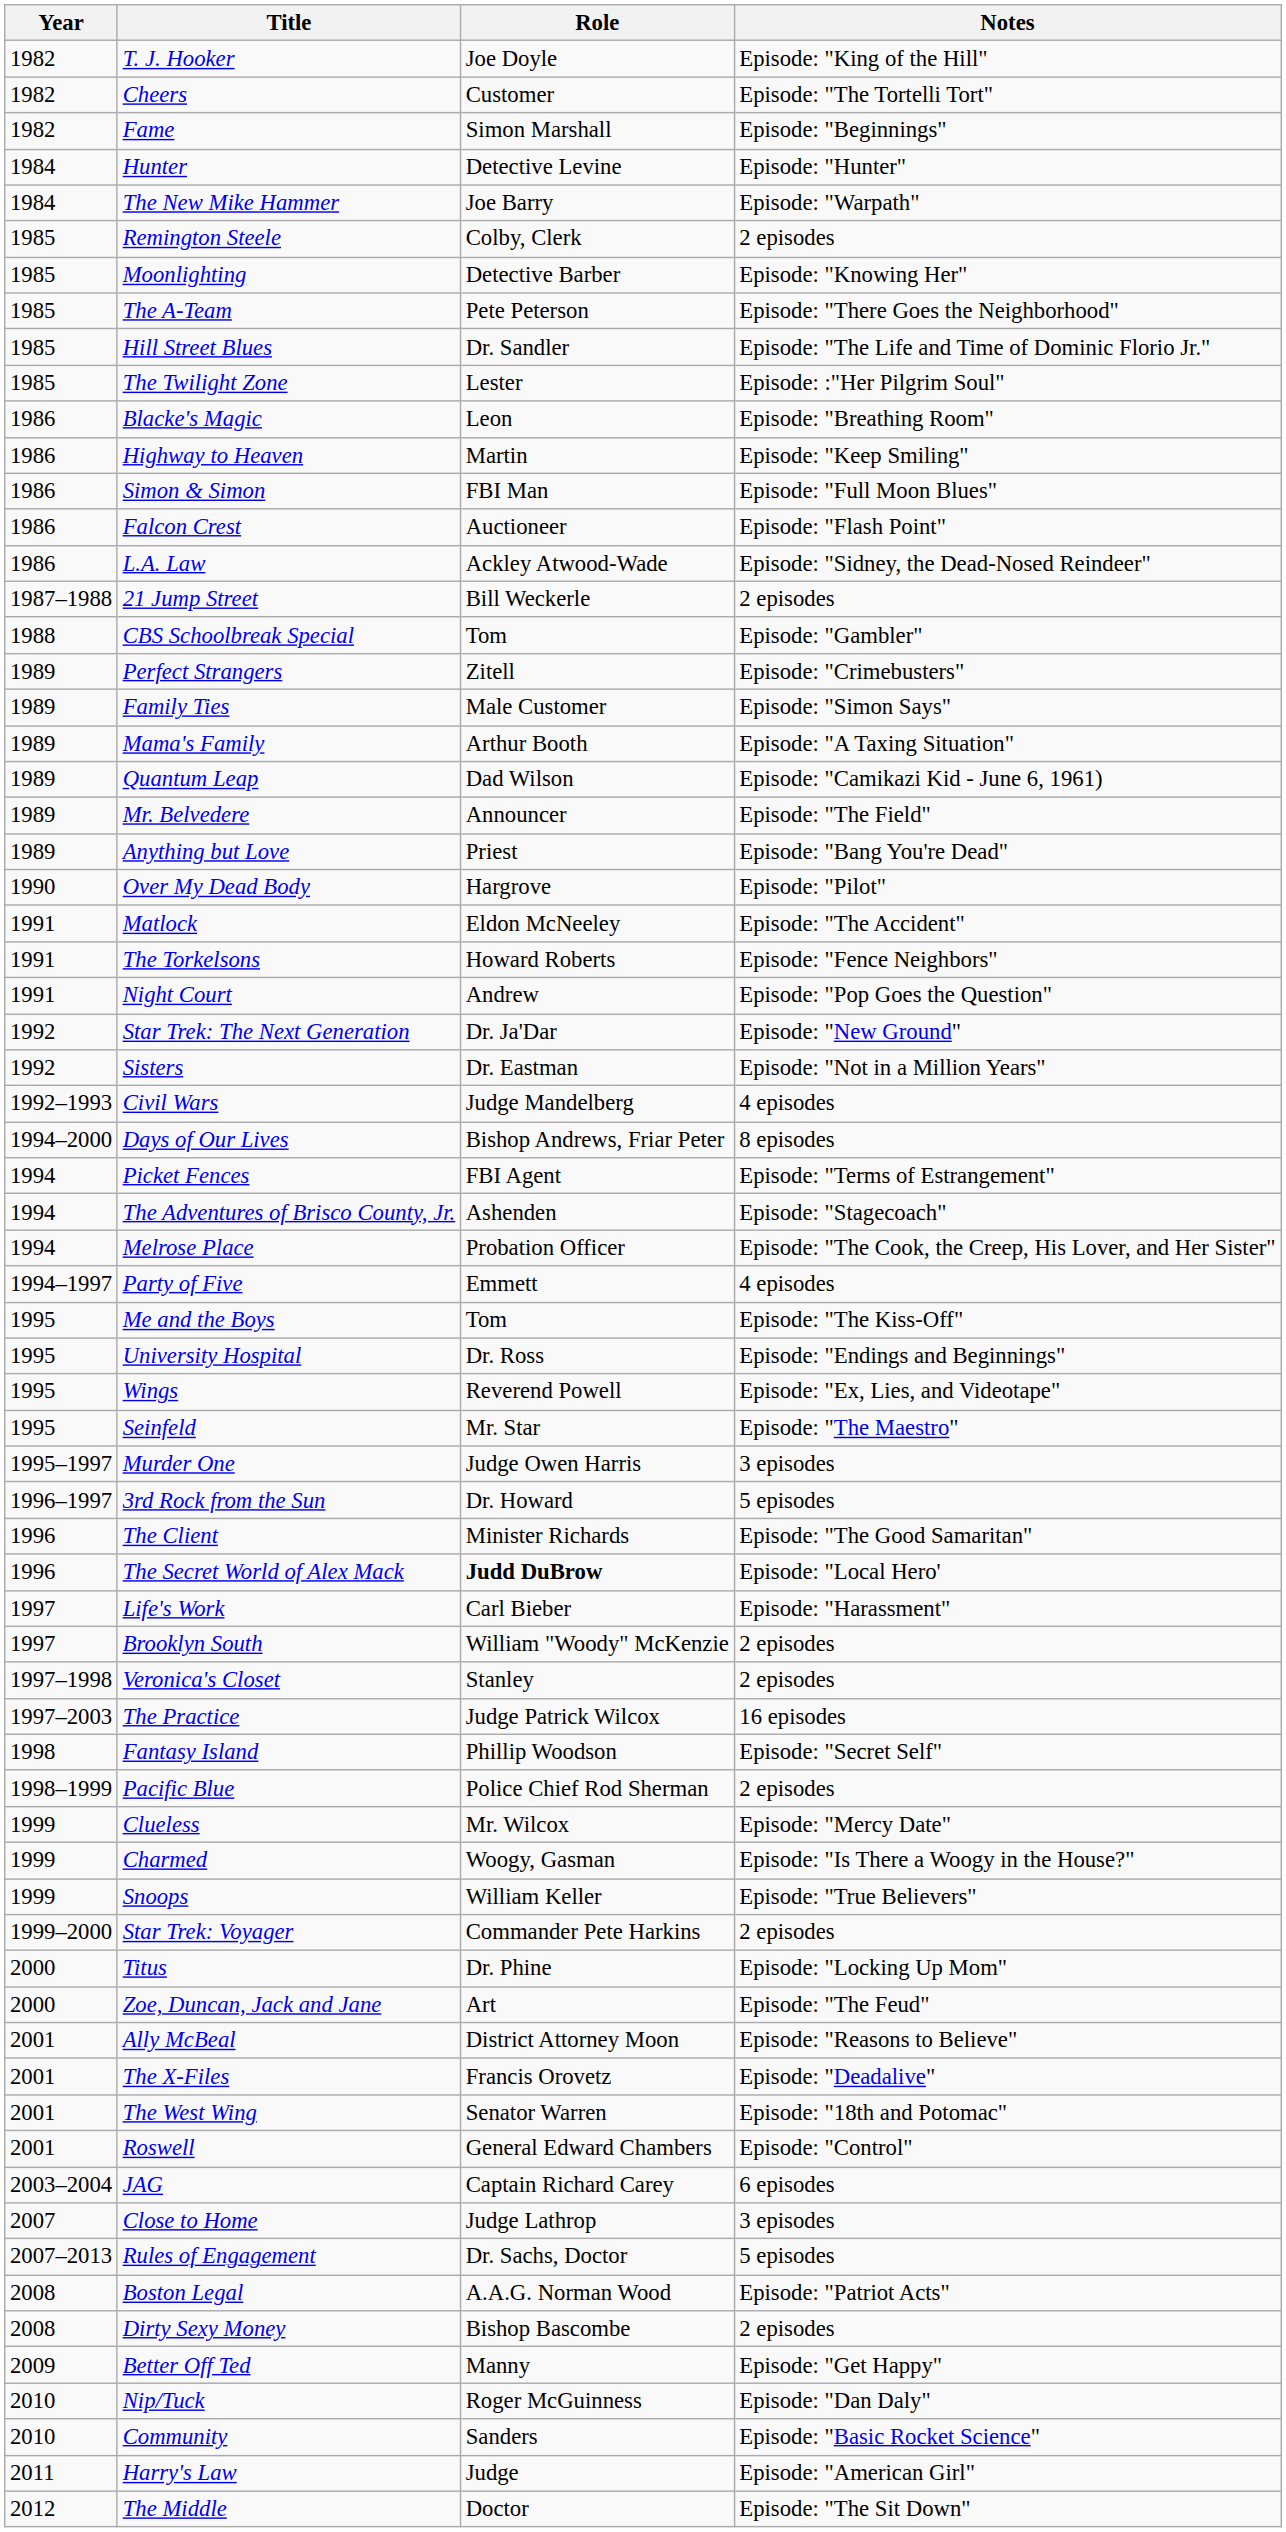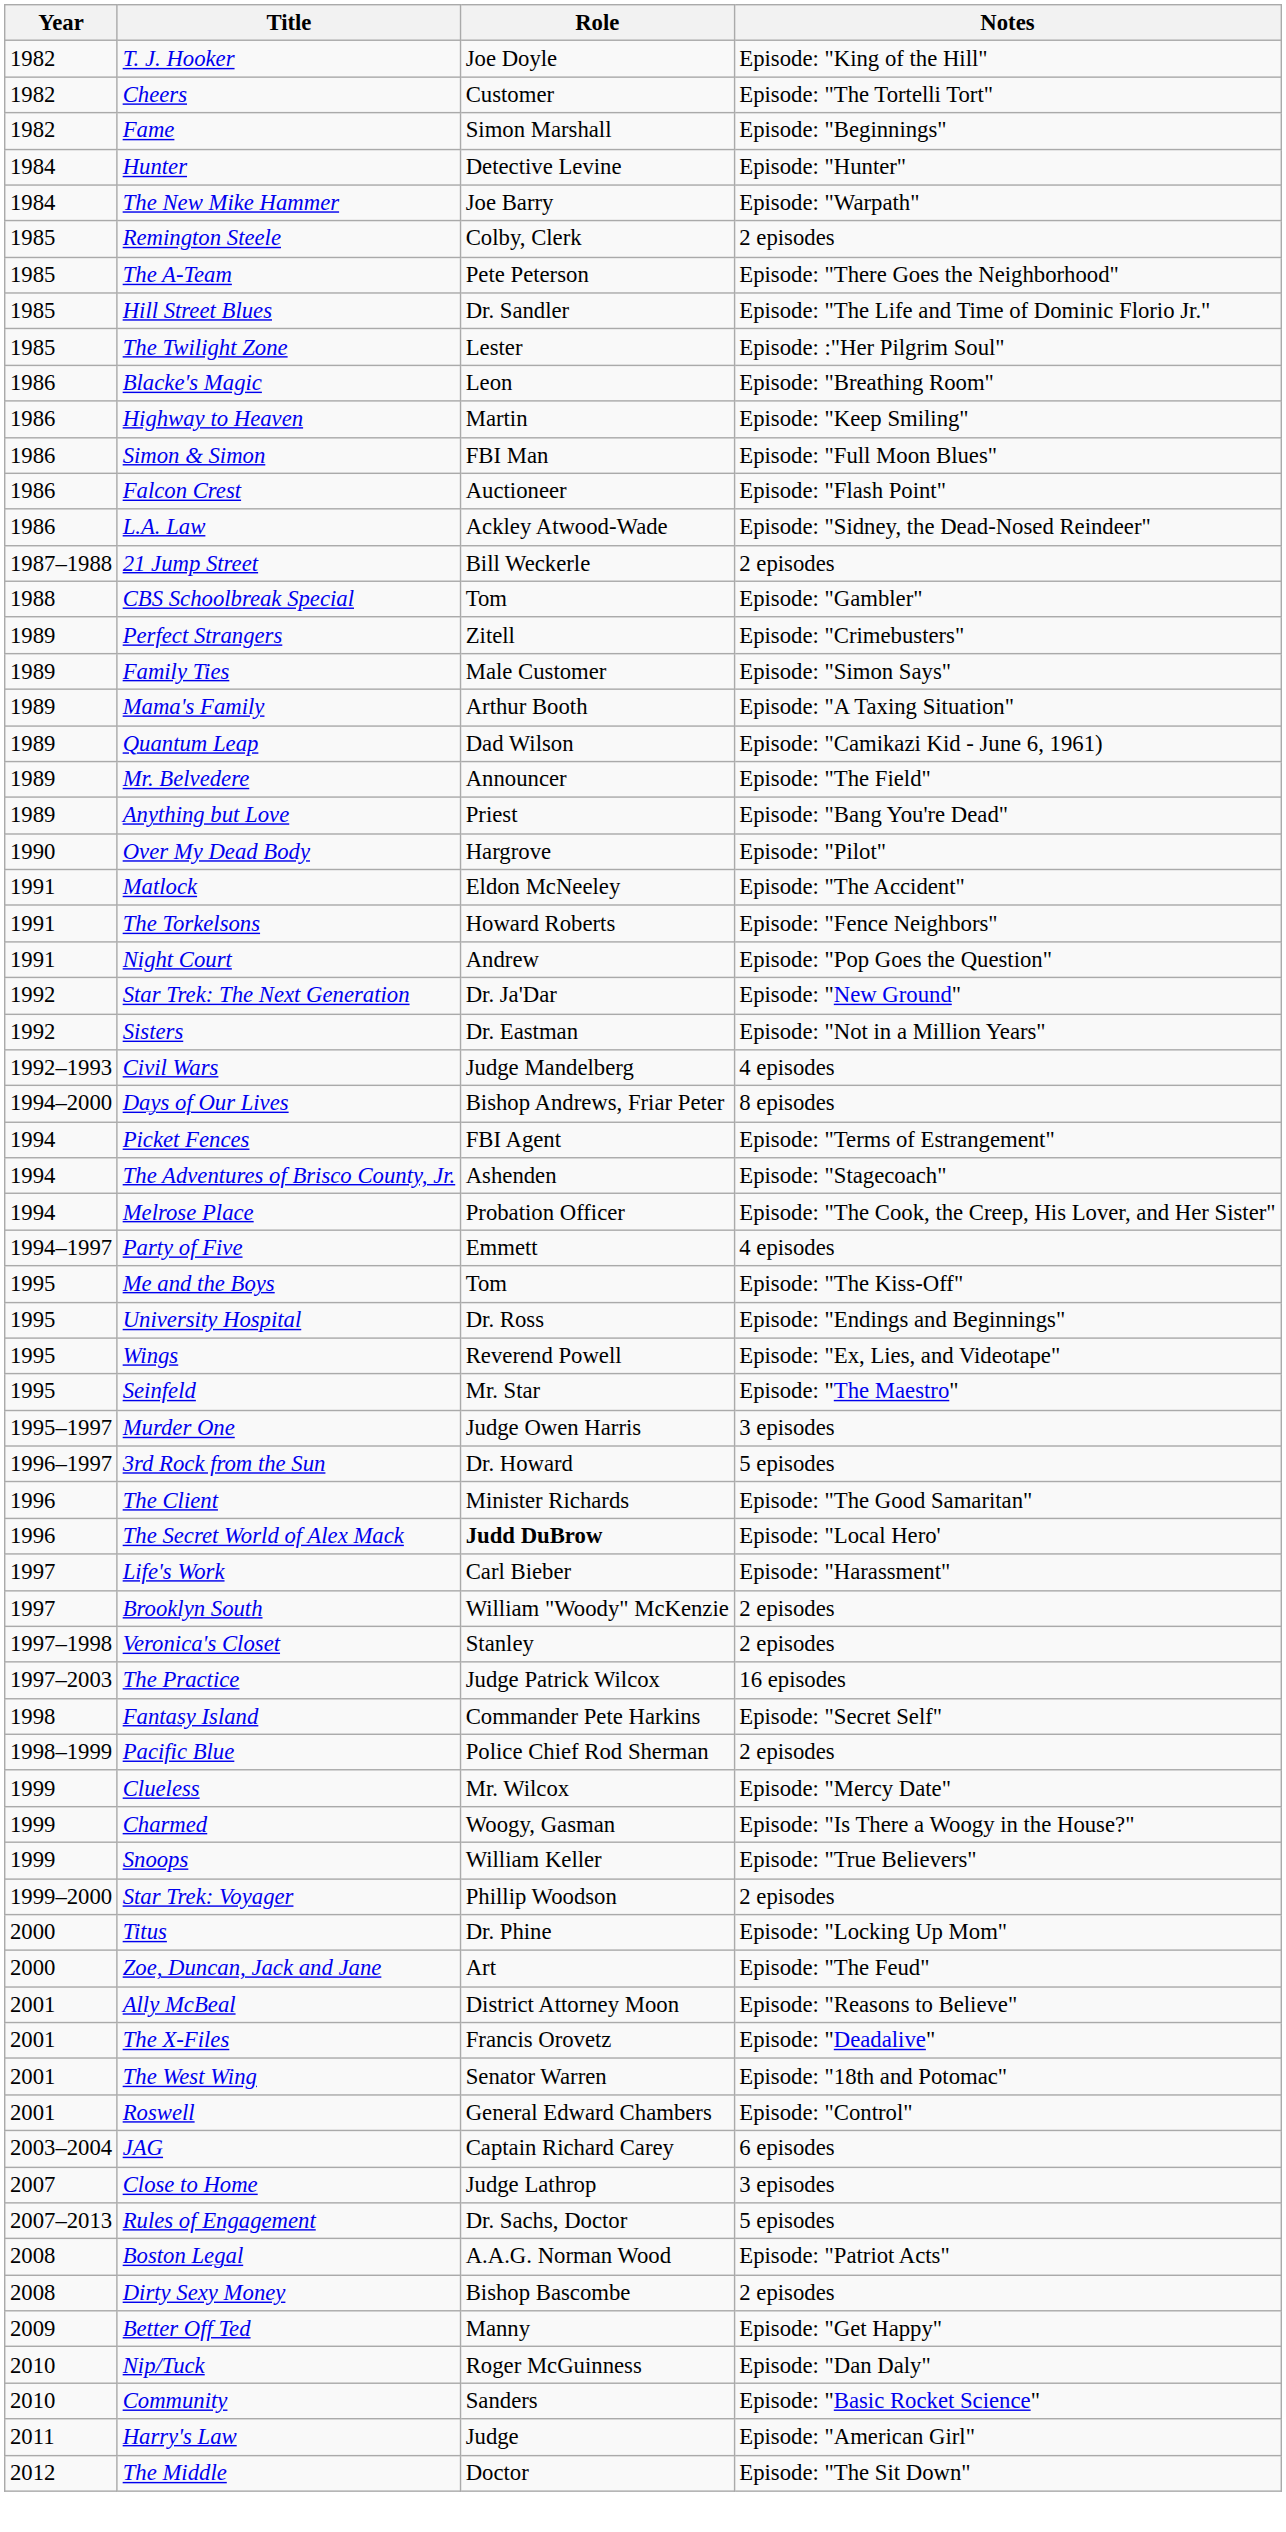- row: (185, 274)
(541, 1752) Phillip Woodson -> (583, 1716) Commander Pete Harkins
(583, 1932) Commander Pete Harkins -> (541, 1896) Phillip Woodson
